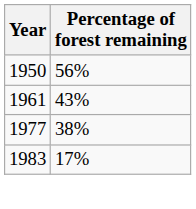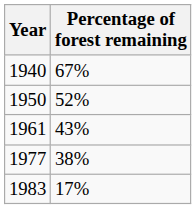+ row: (28, 70)
(72, 70) 56% -> (72, 99) 52%
